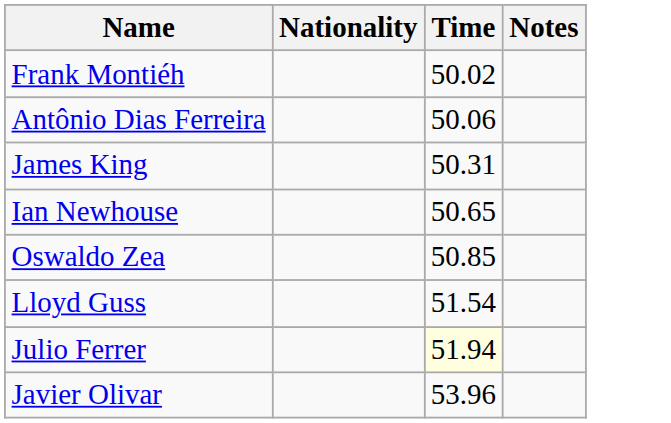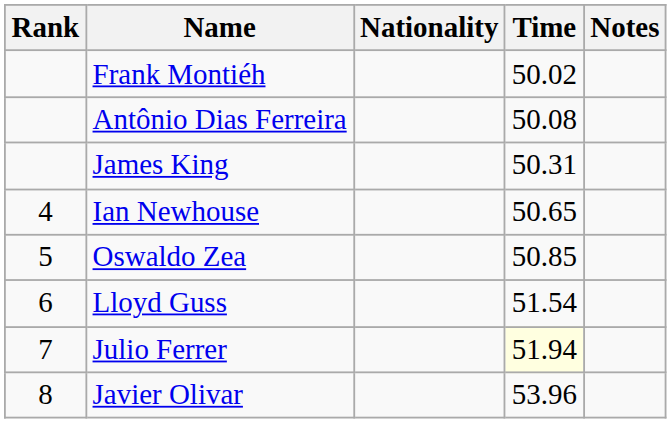+ column: (45, 27)
(463, 119) 50.06 -> (544, 119) 50.08
